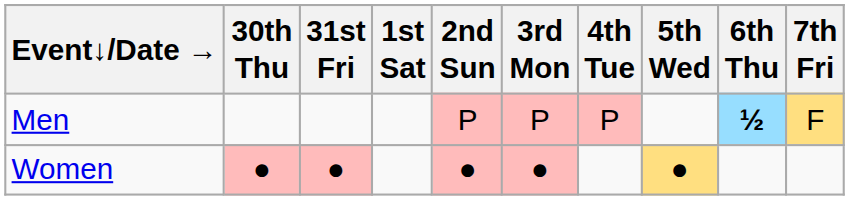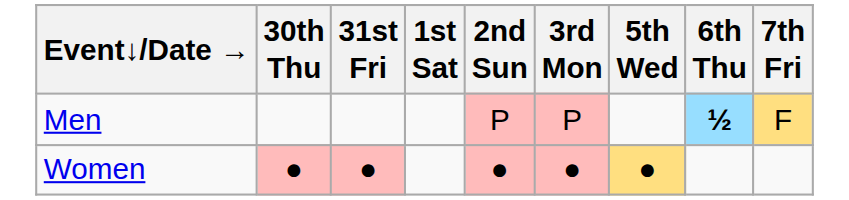- column: (610, 49)
